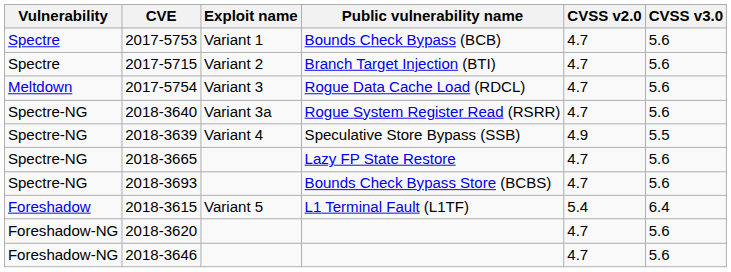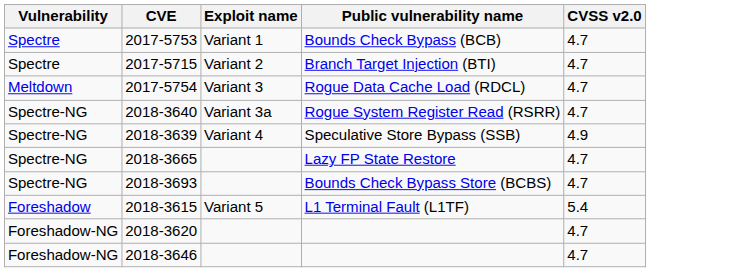- column: (686, 16)
